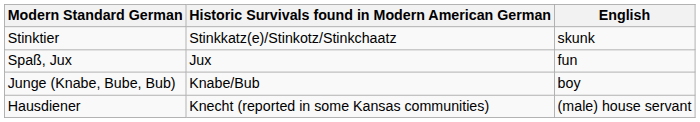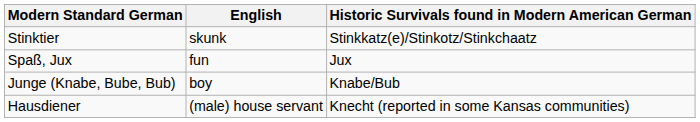columns swapped: (370, 15) <-> (624, 15)
